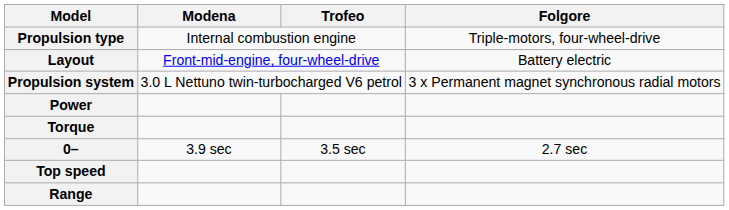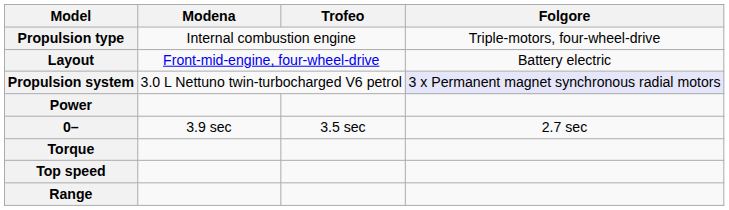(565, 83) no background -> (565, 83) lavender background
rows swapped: (71, 128) <-> (71, 150)
